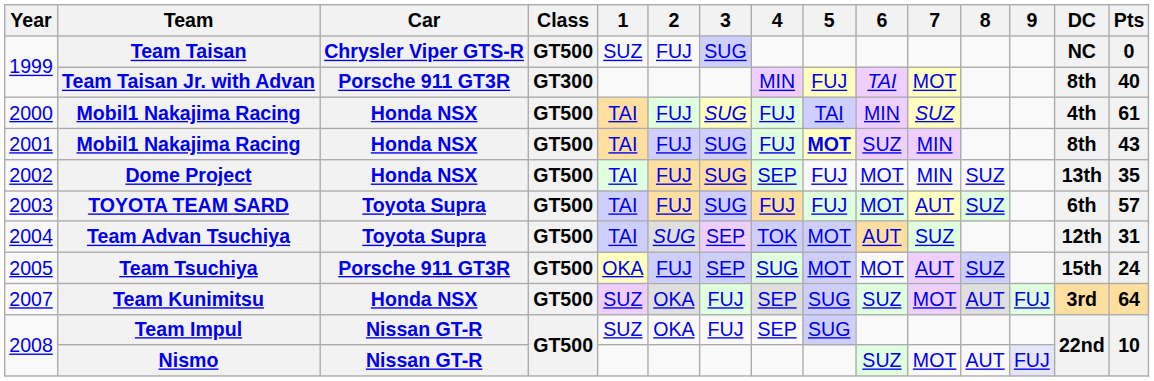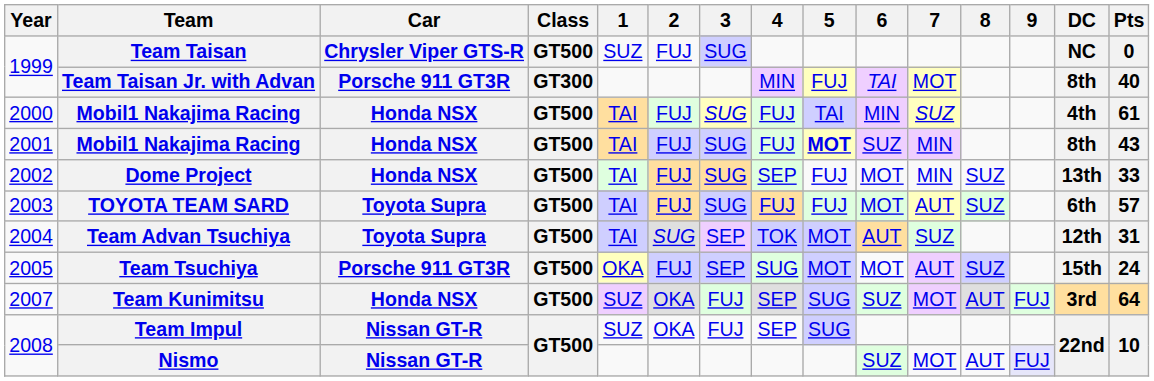(1129, 175) 35 -> (1129, 175) 33
